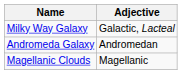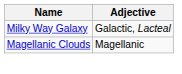- row: (51, 45)
